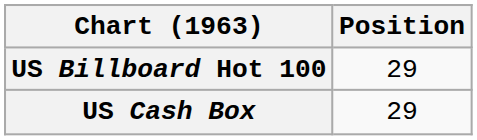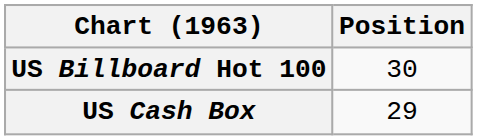(402, 69) 29 -> (402, 69) 30
